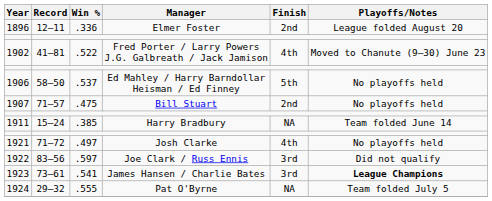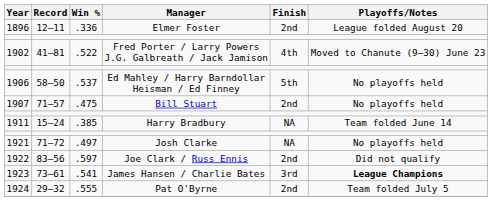(289, 143) 4th -> (289, 143) NA
(289, 158) 3rd -> (289, 158) 2nd
(289, 189) NA -> (289, 189) 2nd
